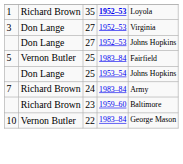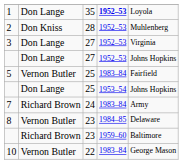(51, 12) Richard Brown -> (43, 12) Don Lange
+ row: (9, 27)
+ row: (9, 120)
